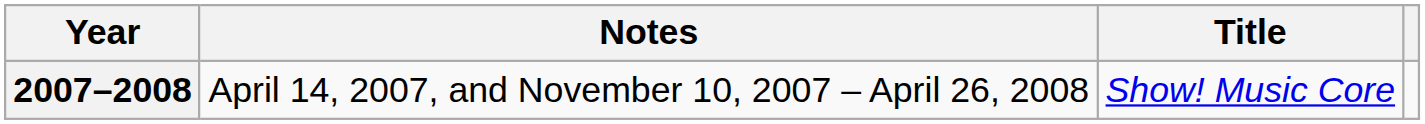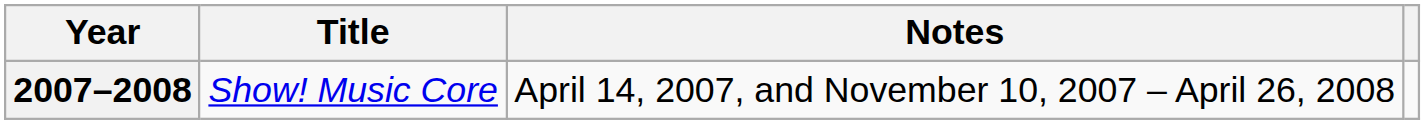columns swapped: (1250, 32) <-> (649, 32)
